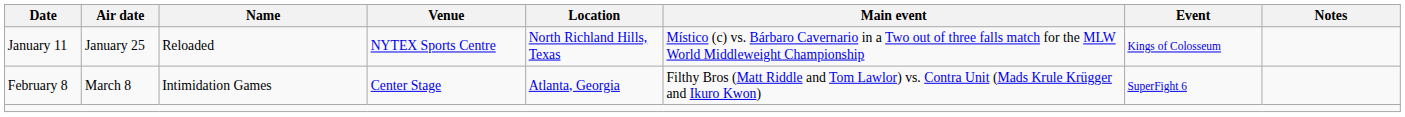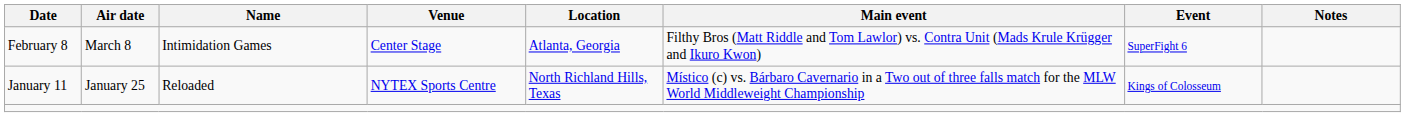rows swapped: (37, 46) <-> (38, 84)
